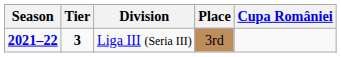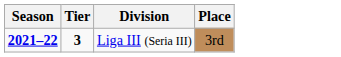- column: (285, 16)
